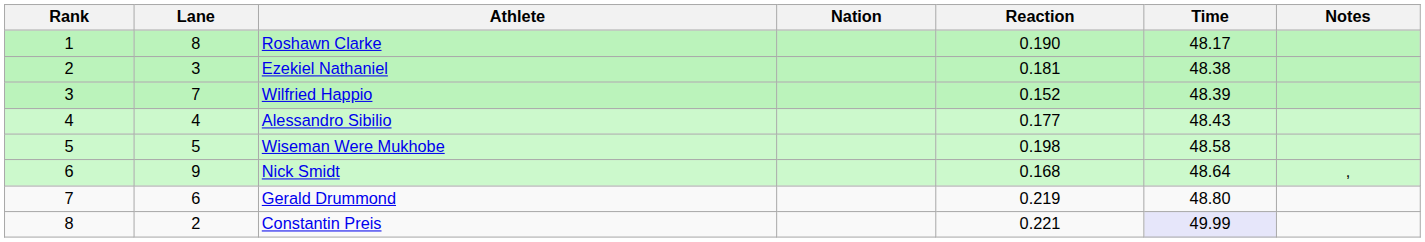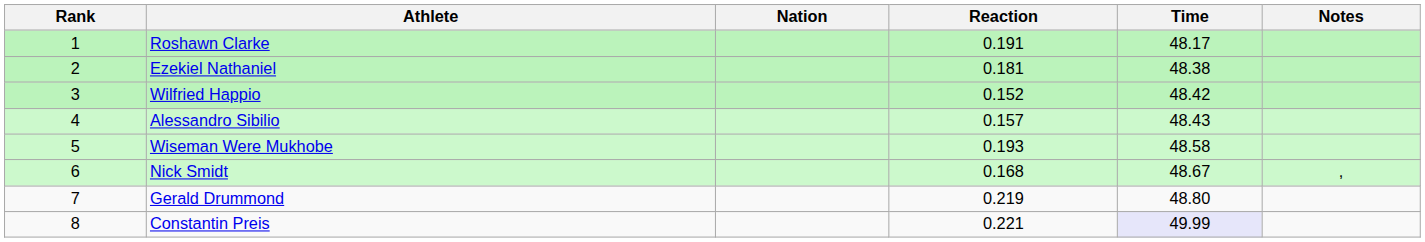- column: (196, 17)
(1040, 43) 0.190 -> (1003, 43) 0.191
(1210, 95) 48.39 -> (1190, 95) 48.42
(1040, 120) 0.177 -> (1003, 120) 0.157
(1040, 146) 0.198 -> (1003, 146) 0.193
(1210, 172) 48.64 -> (1190, 172) 48.67
